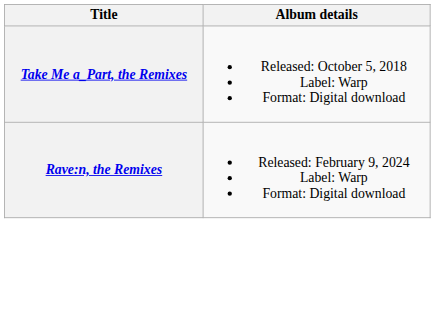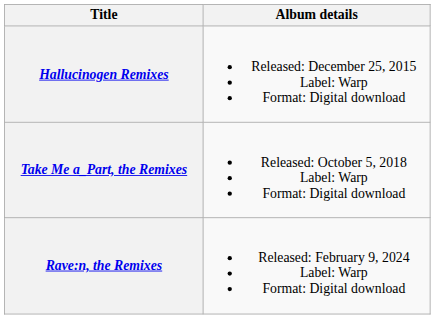+ row: (104, 74)
